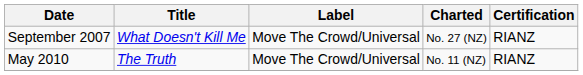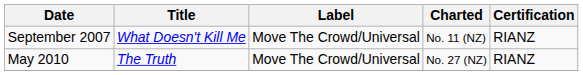(456, 38) No. 27 (NZ) -> (456, 38) No. 11 (NZ)
(456, 60) No. 11 (NZ) -> (456, 60) No. 27 (NZ)
